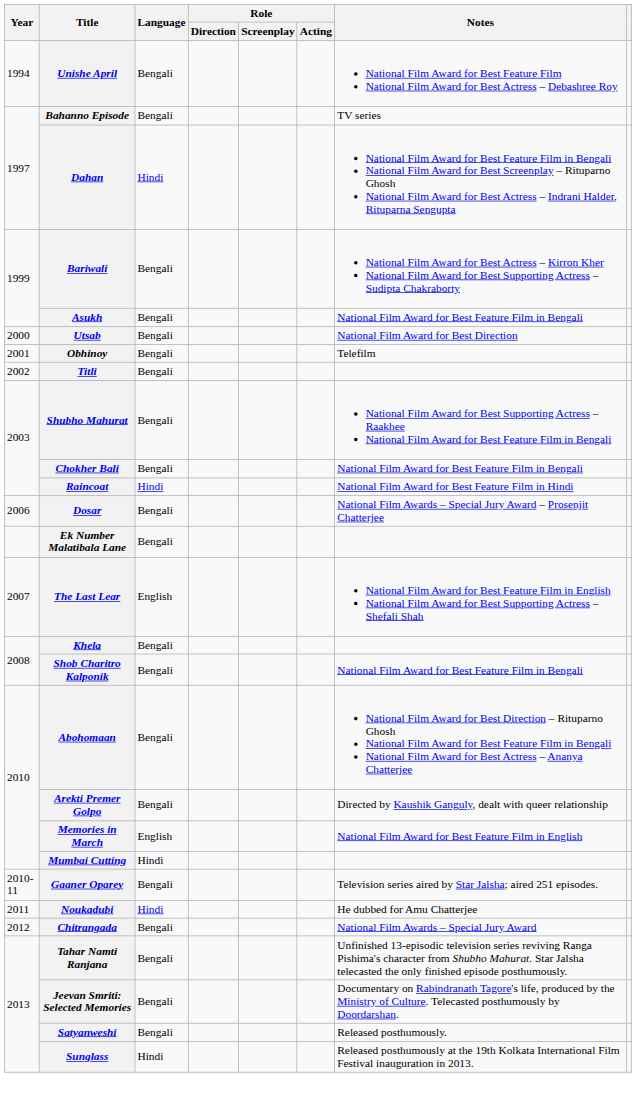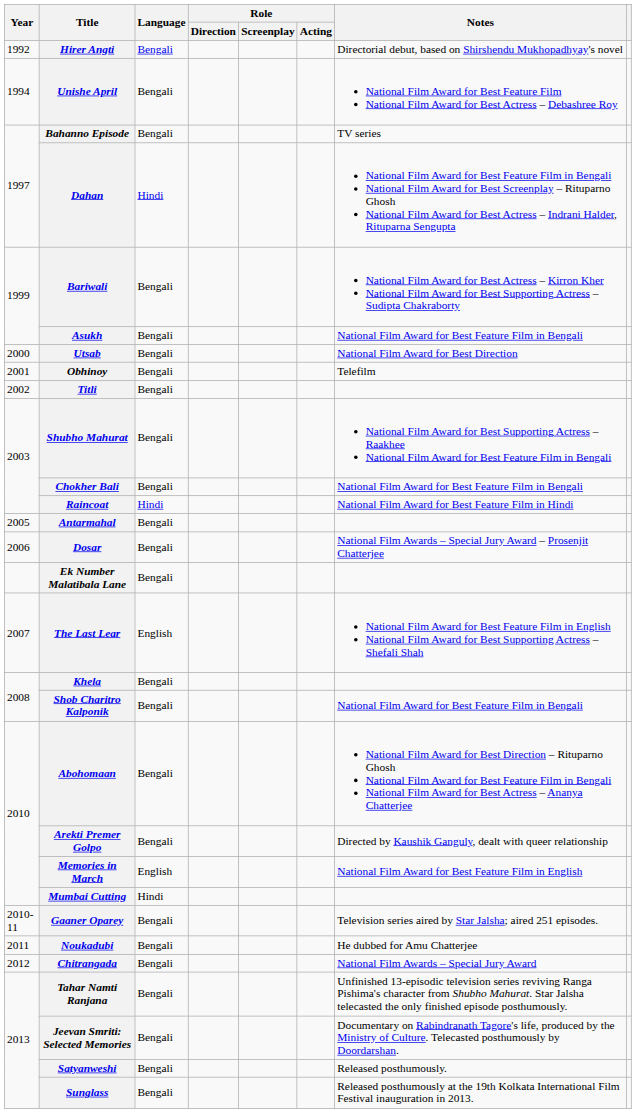+ row: (87, 49)
+ row: (87, 522)
(150, 909) Hindi -> (155, 945) Bengali
(150, 1056) Hindi -> (155, 1092) Bengali
